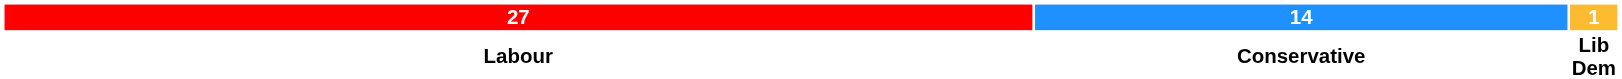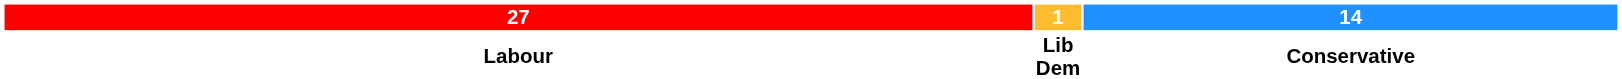columns swapped: (1301, 17) <-> (1594, 17)
